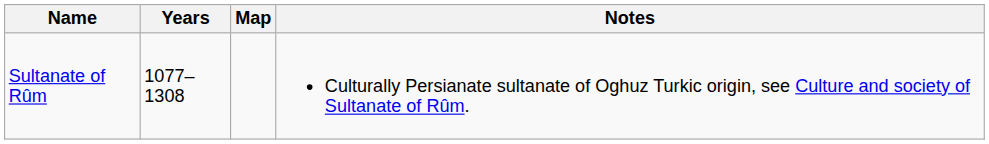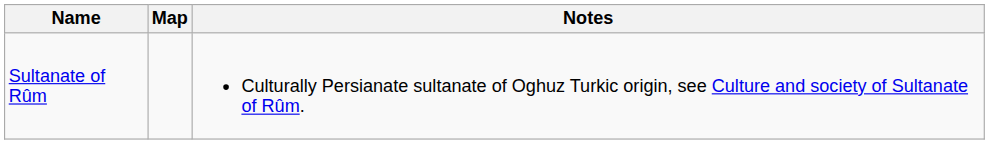- column: (186, 18)
